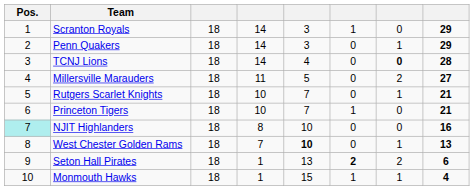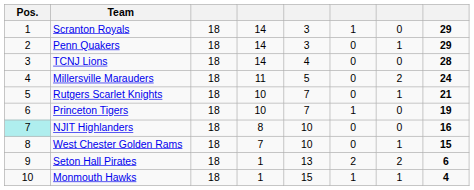(399, 62) bold -> (399, 62) normal
(446, 78) 27 -> (446, 78) 24
(446, 111) 21 -> (446, 111) 19
(307, 144) bold -> (307, 144) normal
(446, 144) 13 -> (446, 144) 15
(353, 161) bold -> (353, 161) normal
